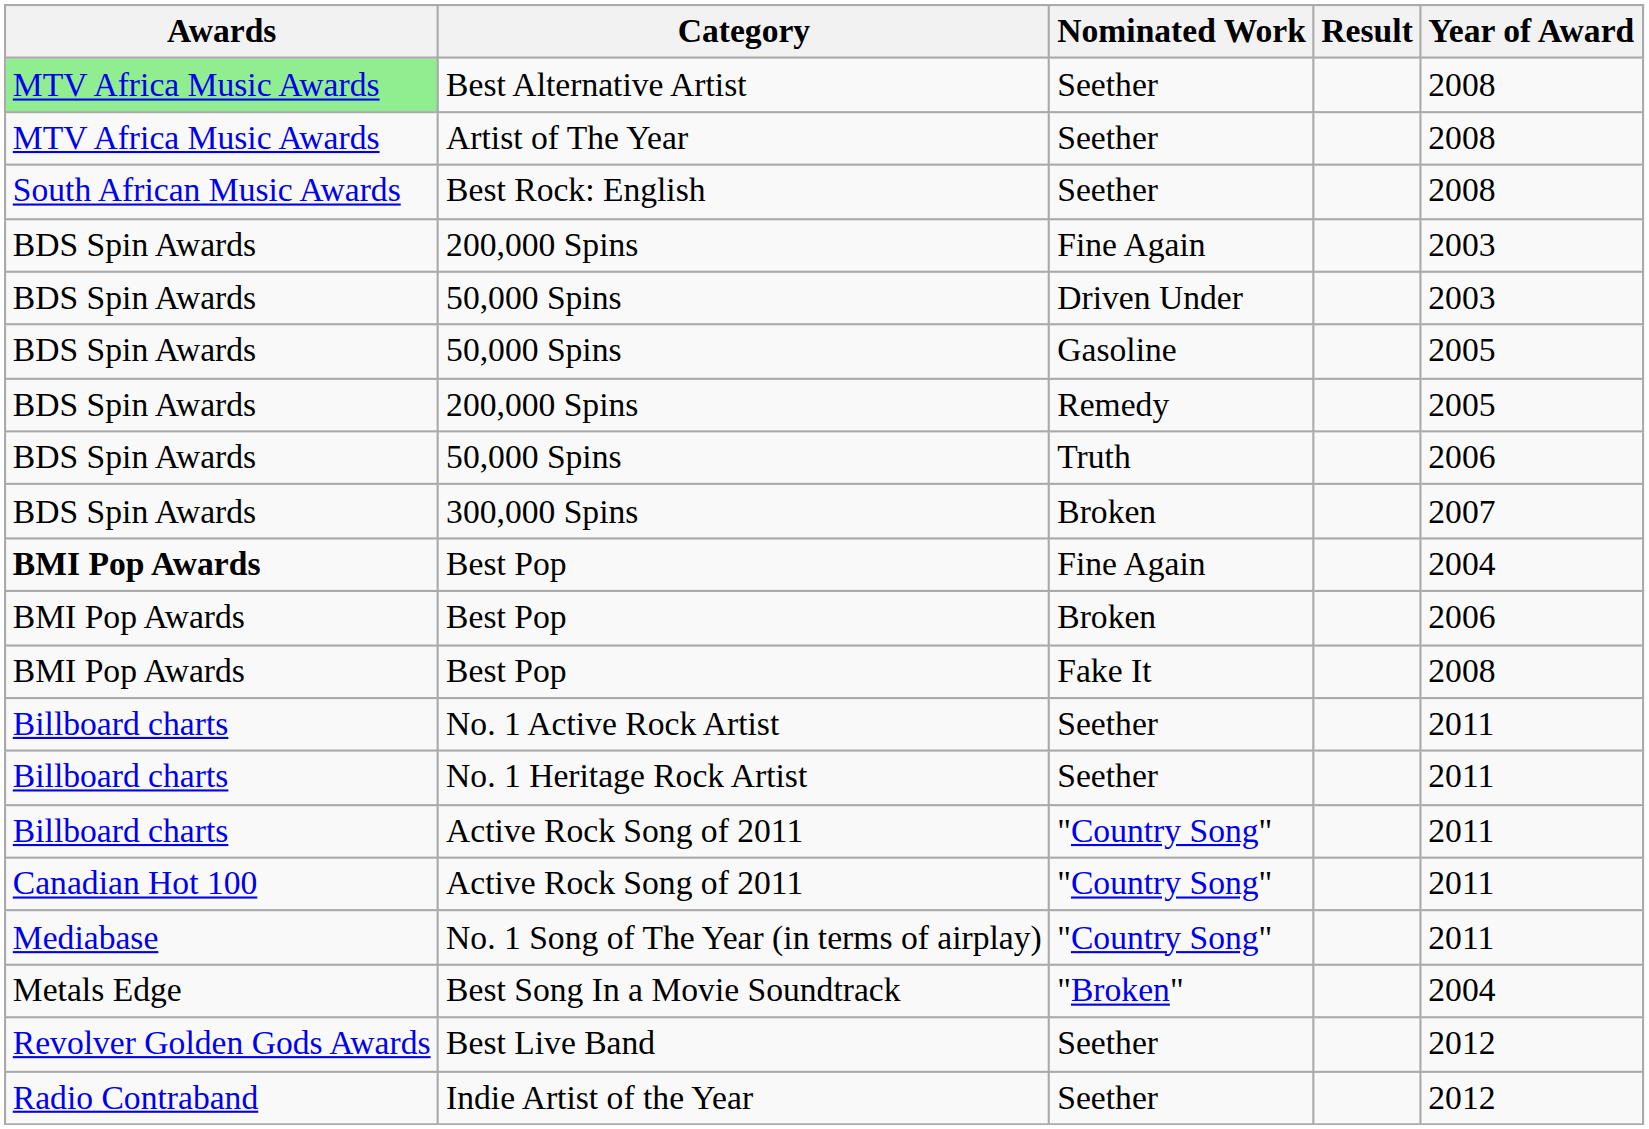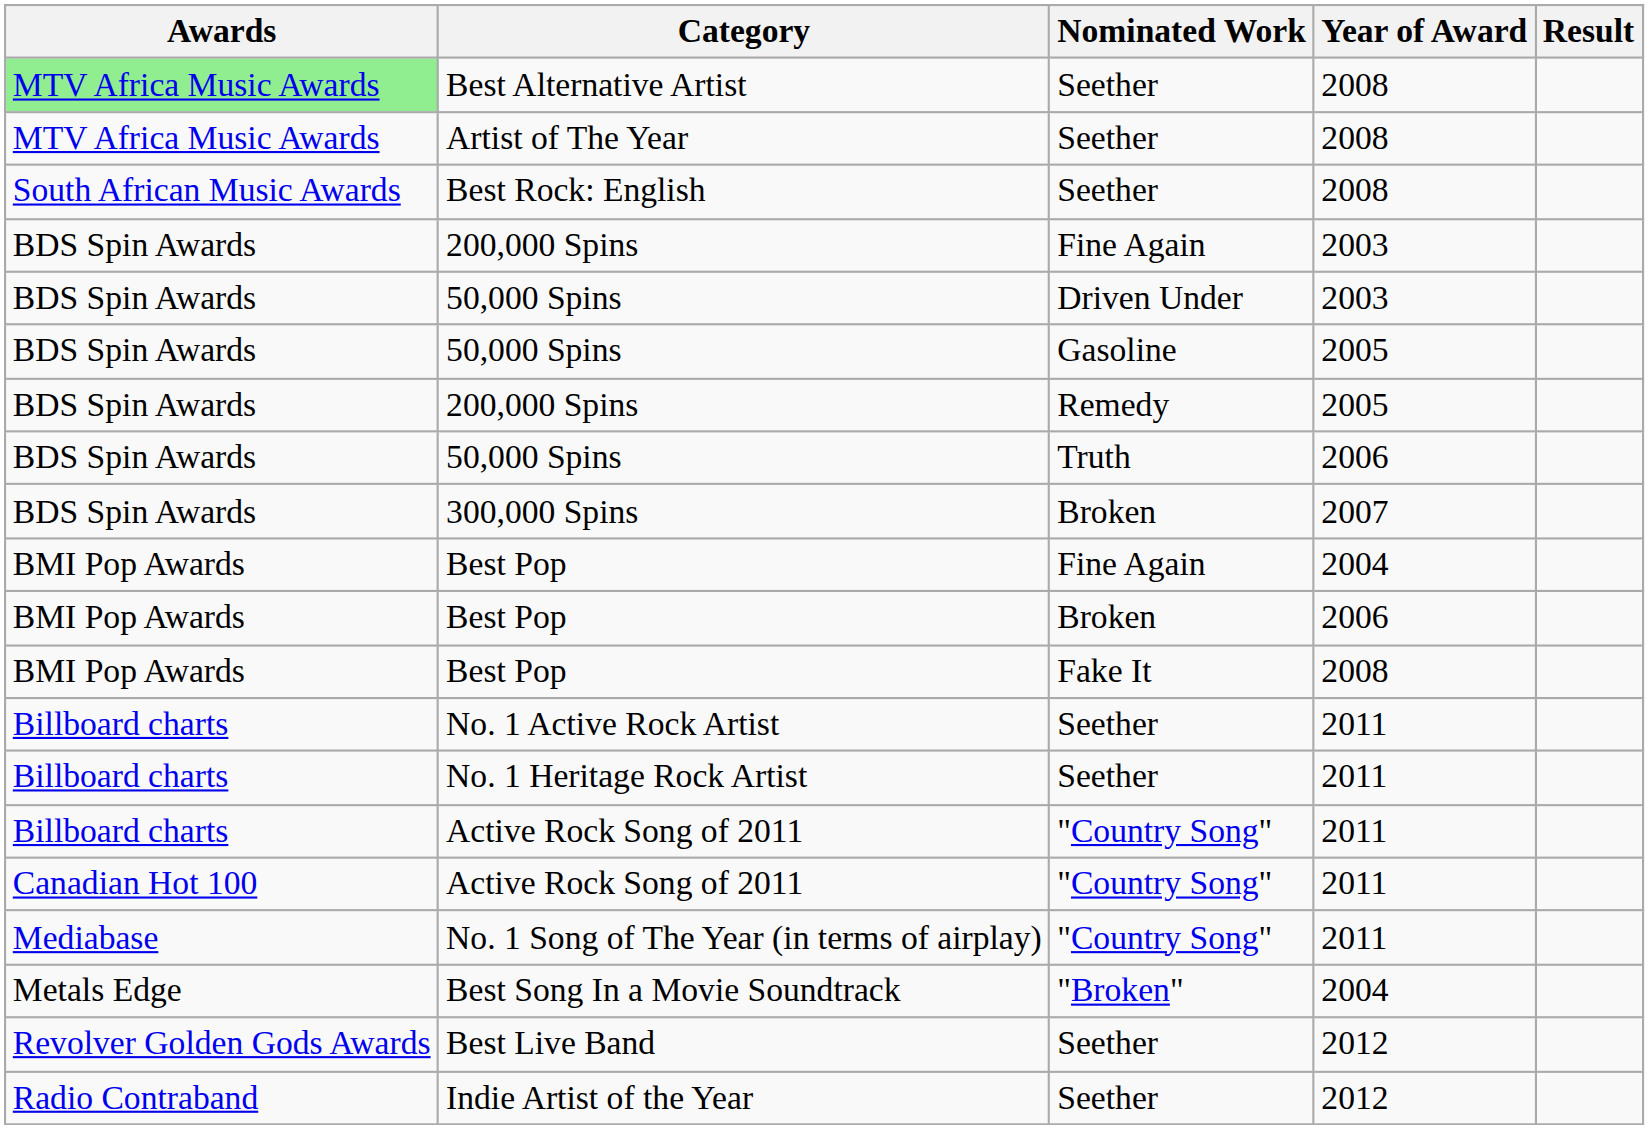columns swapped: (1531, 31) <-> (1367, 31)
(137, 564) bold -> (129, 564) normal
